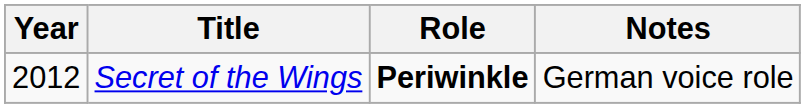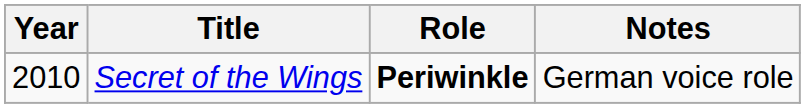(46, 77) 2012 -> (46, 77) 2010
